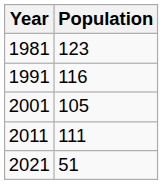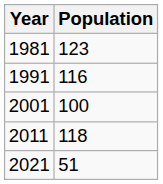(74, 106) 105 -> (74, 106) 100
(72, 135) 111 -> (73, 135) 118
